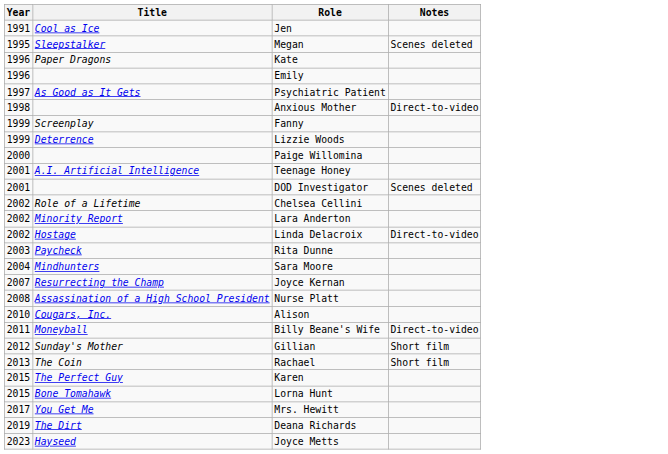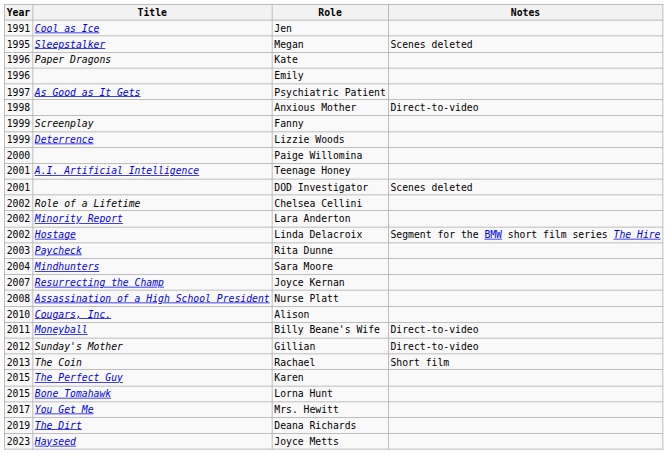(434, 235) Direct-to-video -> (525, 235) Segment for the BMW short film series The Hire
(420, 346) Short film -> (434, 346) Direct-to-video
